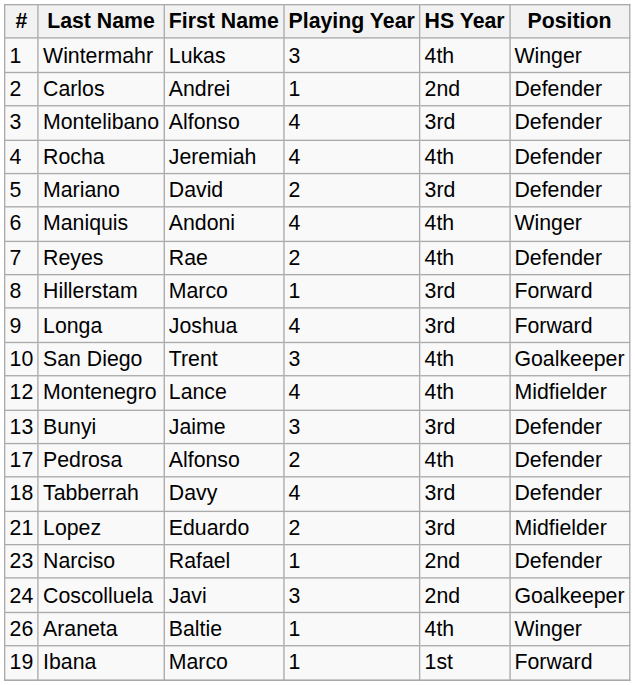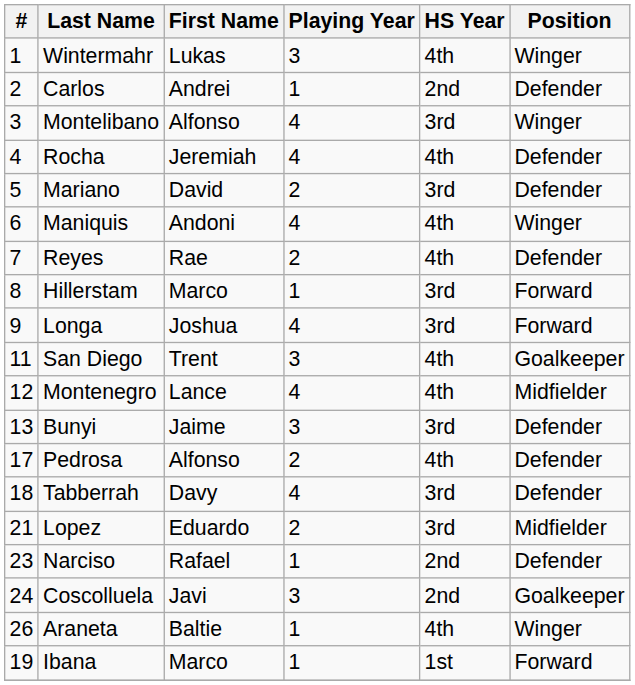(558, 122) Defender -> (548, 122) Winger
(21, 358) 10 -> (21, 358) 11
